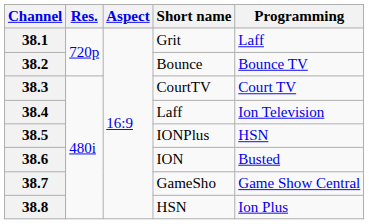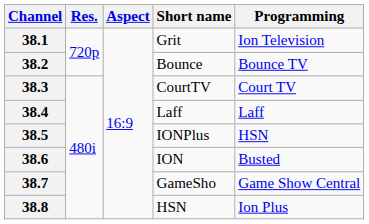(251, 40) Laff -> (281, 40) Ion Television
(281, 111) Ion Television -> (251, 111) Laff
